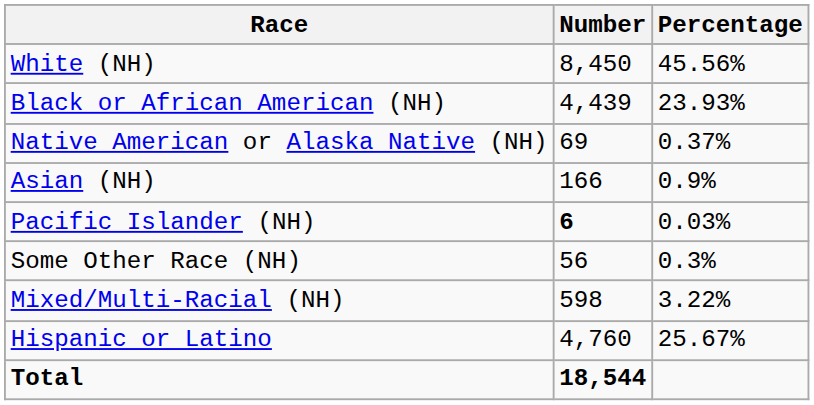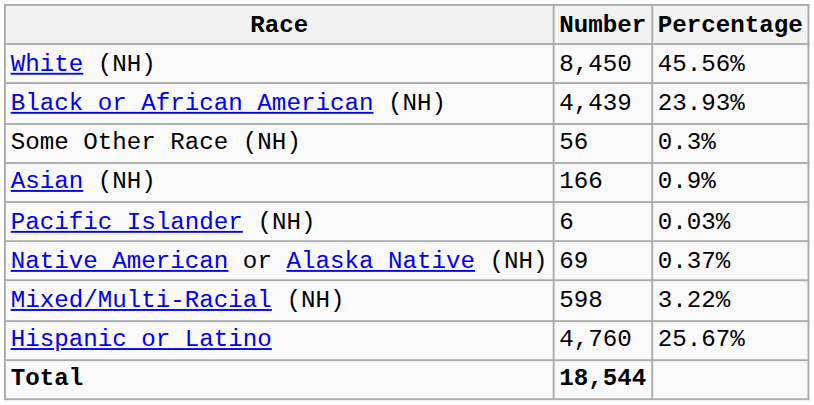rows swapped: (279, 143) <-> (156, 261)
(566, 222) bold -> (566, 222) normal
